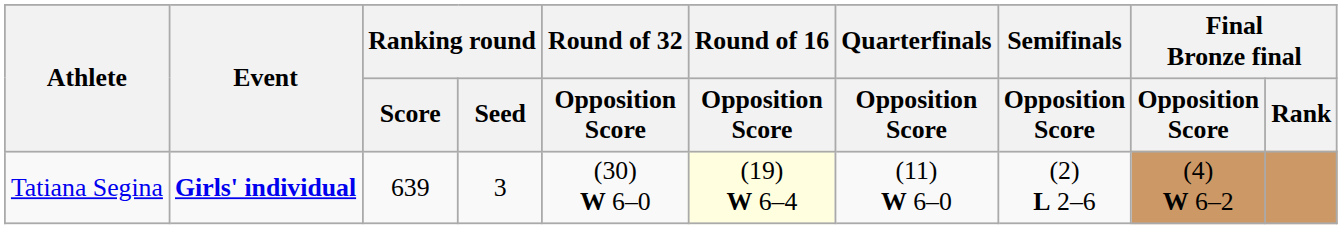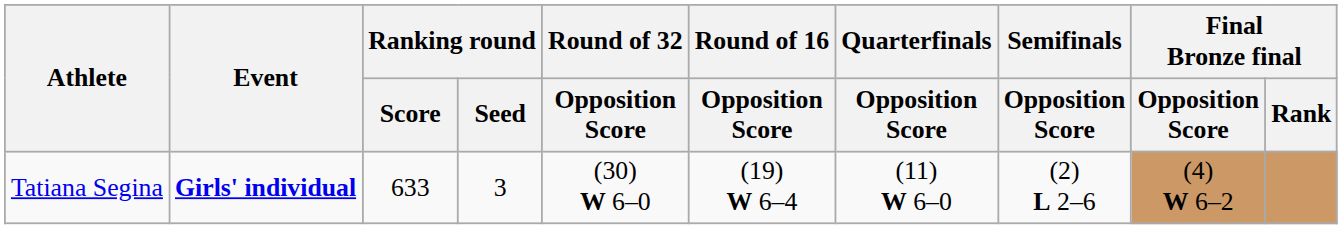(410, 187) 639 -> (410, 187) 633
(762, 187) lightyellow background -> (762, 187) no background
